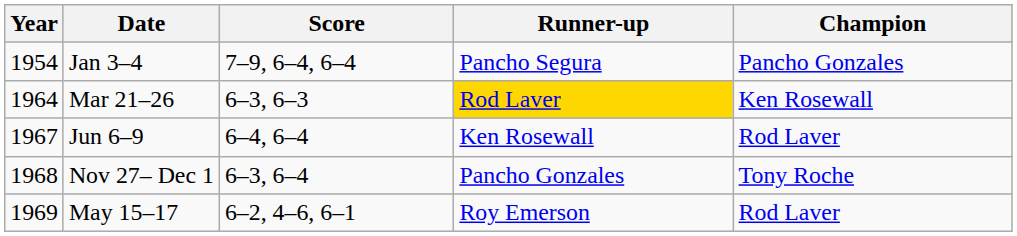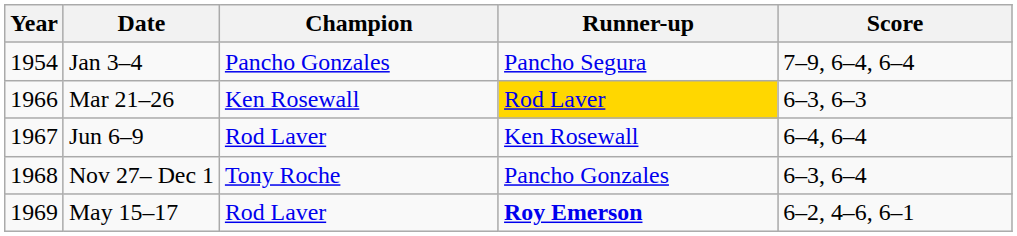columns swapped: (873, 23) <-> (337, 23)
(34, 99) 1964 -> (34, 99) 1966
(525, 212) normal -> (573, 212) bold
